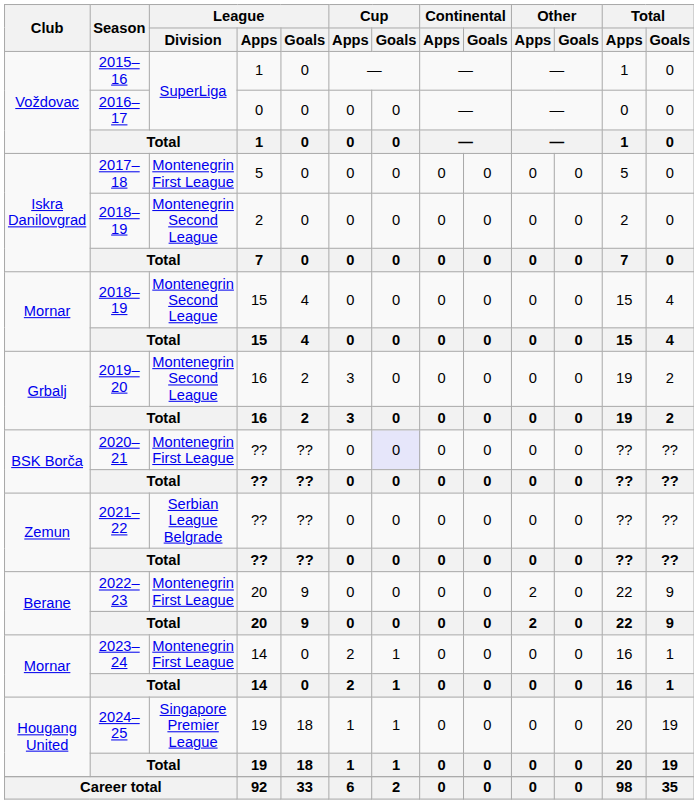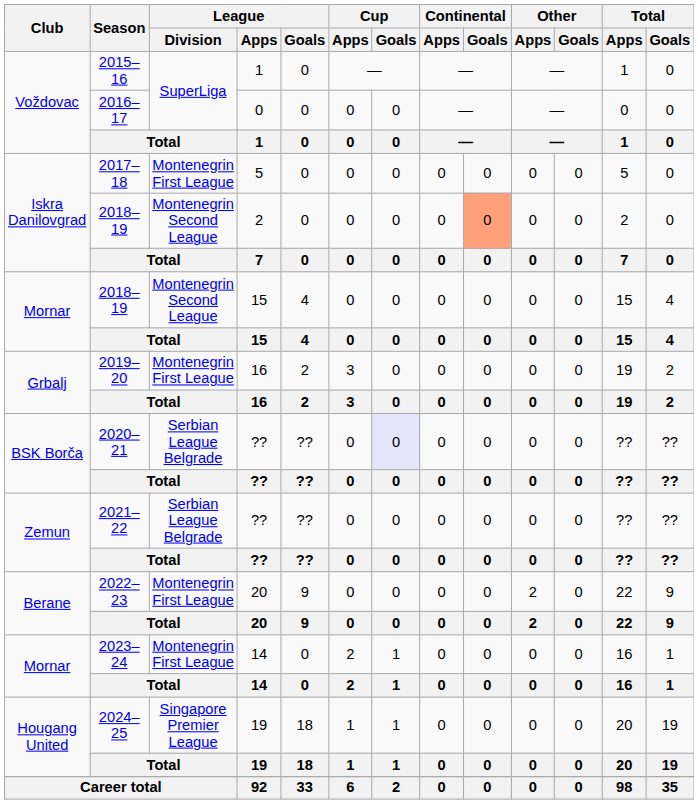(487, 221) no background -> (487, 221) lightsalmon background
(193, 379) Montenegrin Second League -> (193, 371) Montenegrin First League
(193, 450) Montenegrin First League -> (193, 442) Serbian League Belgrade
